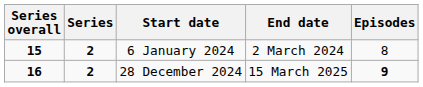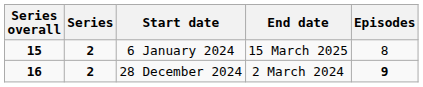(298, 50) 2 March 2024 -> (298, 50) 15 March 2025
(298, 71) 15 March 2025 -> (298, 71) 2 March 2024
